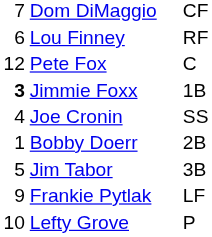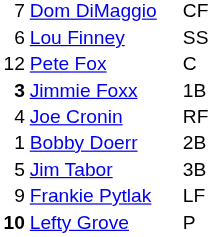(196, 37) RF -> (196, 37) SS
(196, 116) SS -> (196, 116) RF
(14, 222) normal -> (14, 222) bold
